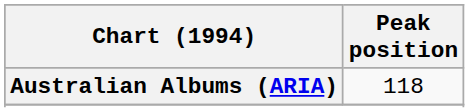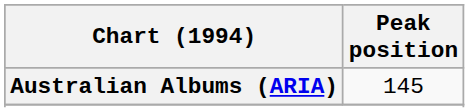(403, 87) 118 -> (403, 87) 145
